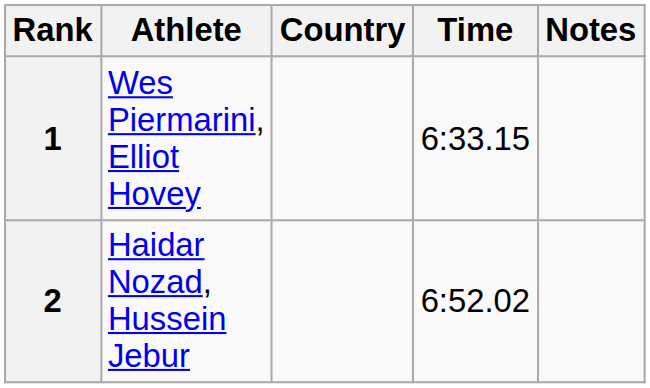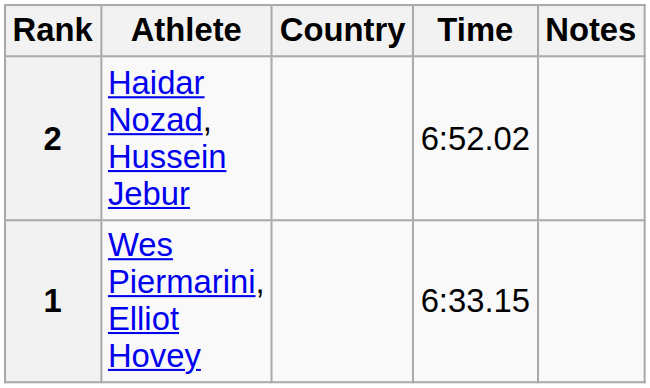rows swapped: (53, 137) <-> (53, 300)
